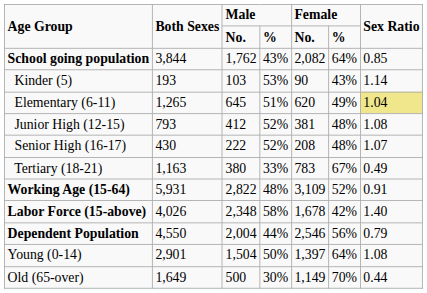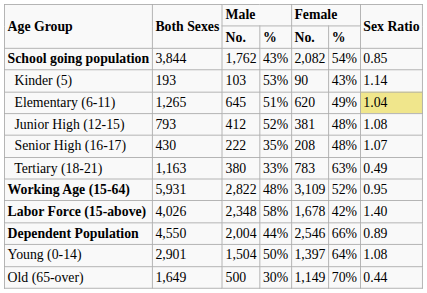(344, 59) 64% -> (344, 59) 54%
(276, 146) 52% -> (276, 146) 35%
(344, 168) 67% -> (344, 168) 63%
(375, 189) 0.91 -> (375, 189) 0.95
(344, 233) 56% -> (344, 233) 66%
(375, 233) 0.79 -> (375, 233) 0.89
